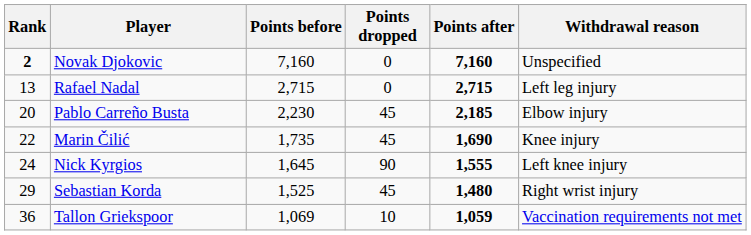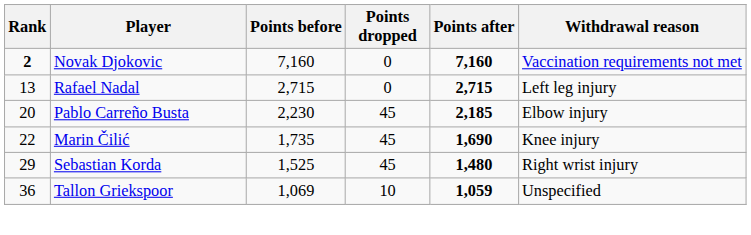(561, 61) Unspecified -> (632, 61) Vaccination requirements not met
- row: (98, 165)
(632, 216) Vaccination requirements not met -> (561, 191) Unspecified
